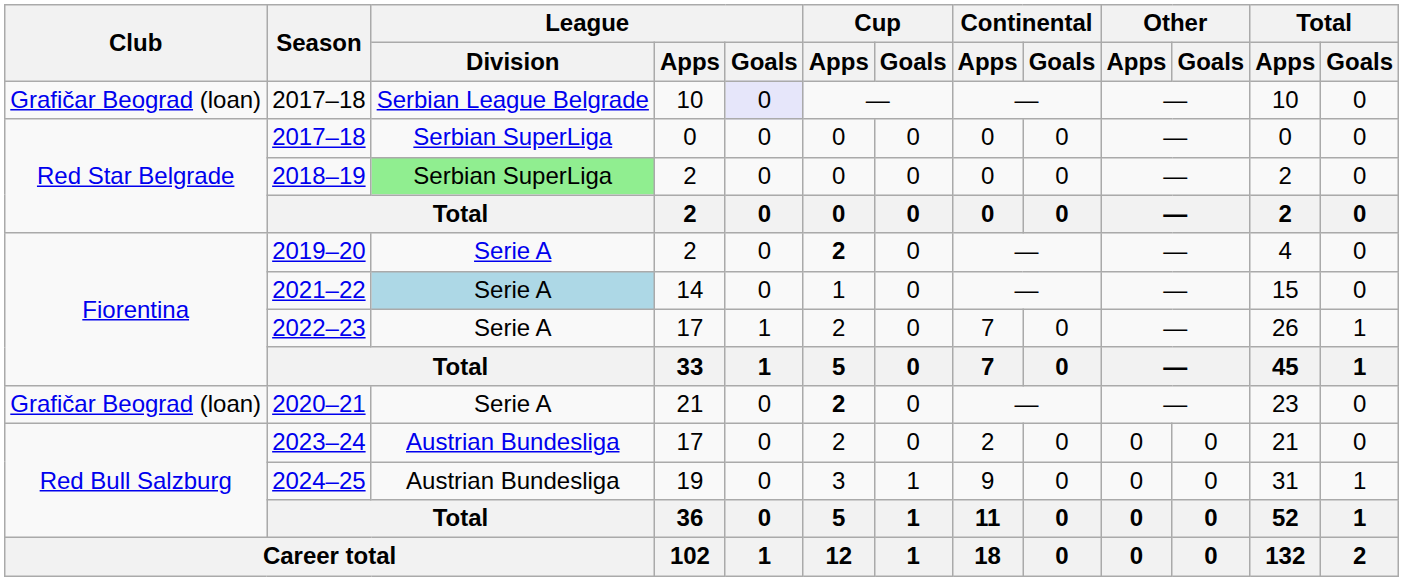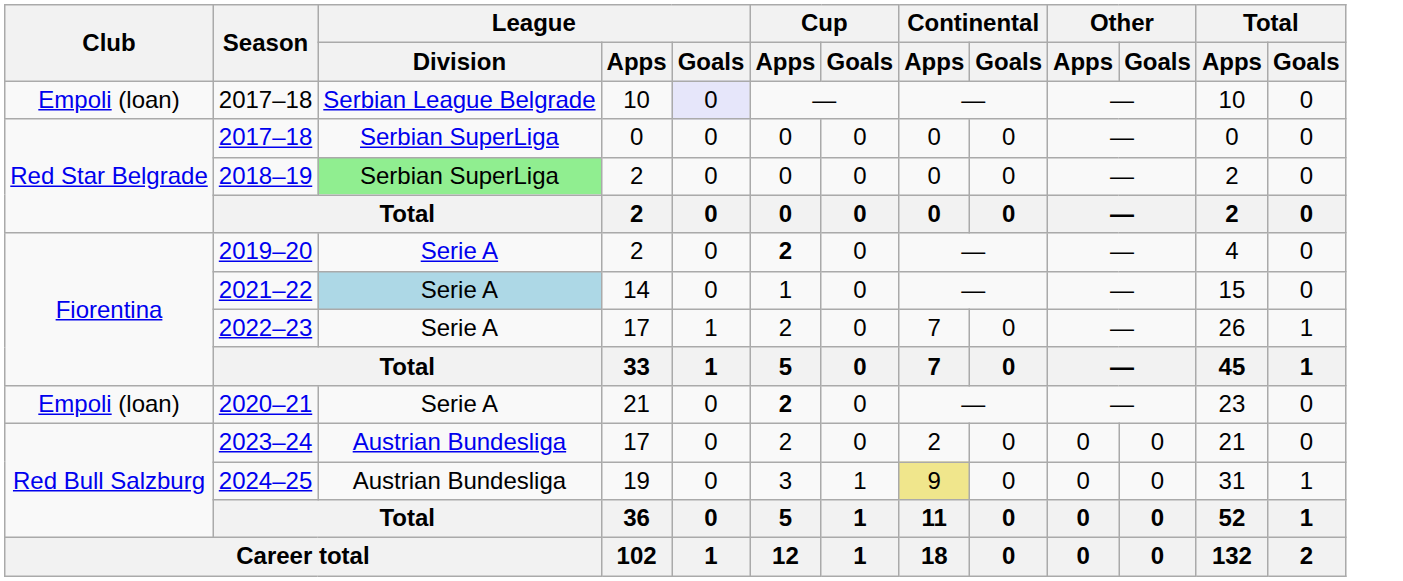(136, 99) Grafičar Beograd (loan) -> (109, 99) Empoli (loan)
(136, 404) Grafičar Beograd (loan) -> (109, 404) Empoli (loan)
(988, 480) no background -> (934, 480) khaki background
